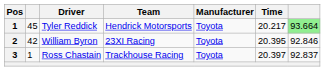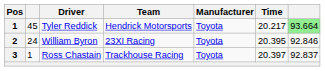(32, 41) 42 -> (32, 41) 24
